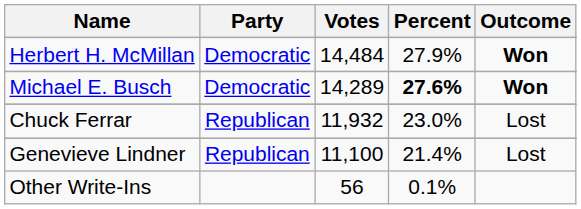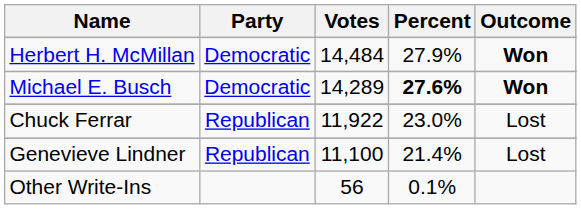(352, 120) 11,932 -> (352, 120) 11,922
